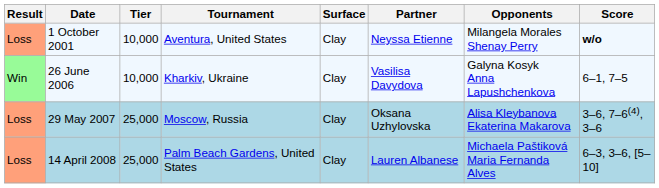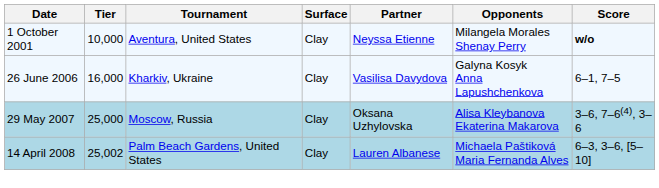- column: (25, 13)
(141, 78) 10,000 -> (105, 78) 16,000
(141, 159) 25,000 -> (105, 152) 25,002
